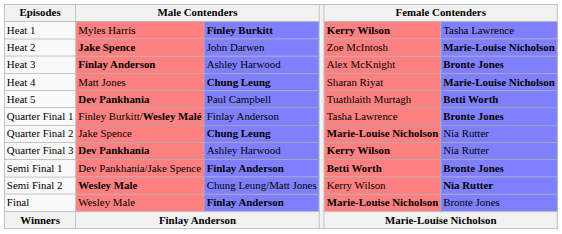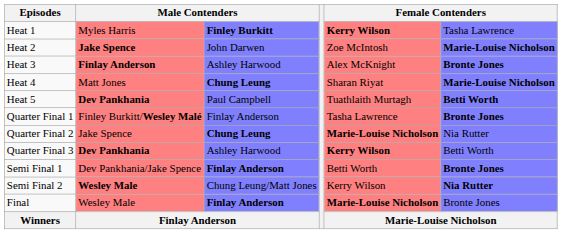(466, 151) Nia Rutter -> (469, 151) Betti Worth
(354, 168) bold -> (352, 168) normal
